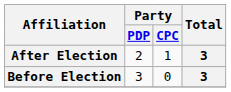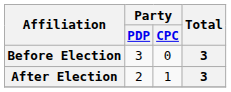rows swapped: (64, 76) <-> (64, 56)
